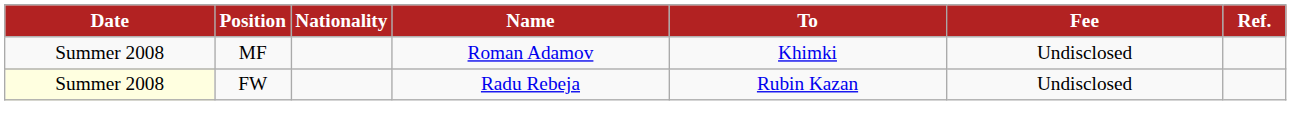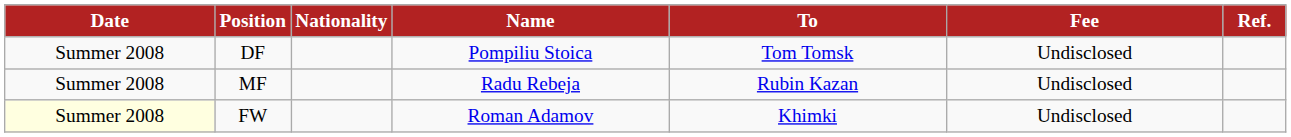+ row: (253, 52)
(530, 52) Roman Adamov -> (530, 84) Radu Rebeja
(808, 52) Khimki -> (808, 84) Rubin Kazan
(530, 84) Radu Rebeja -> (530, 116) Roman Adamov
(808, 84) Rubin Kazan -> (808, 116) Khimki
